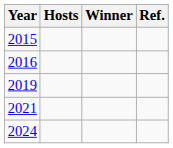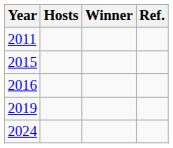+ row: (22, 39)
- row: (22, 108)
